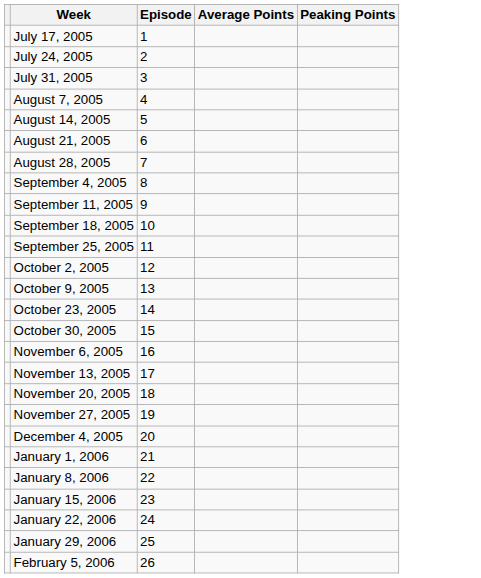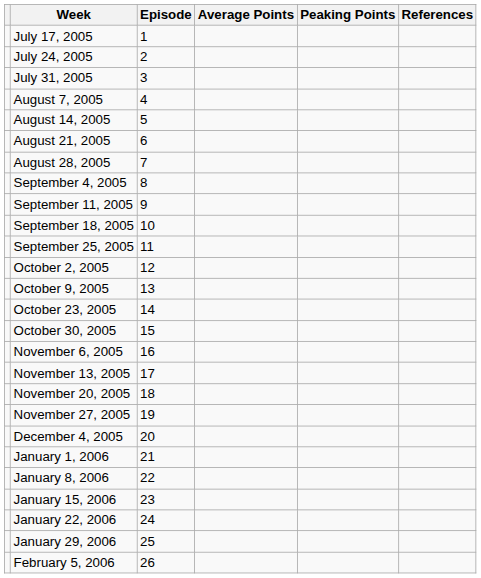+ column: (437, 15)
